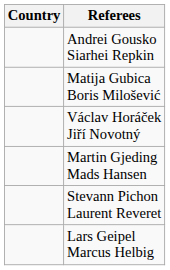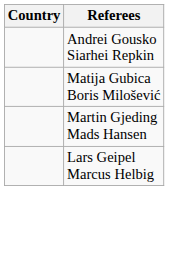- row: (114, 126)
- row: (114, 205)
